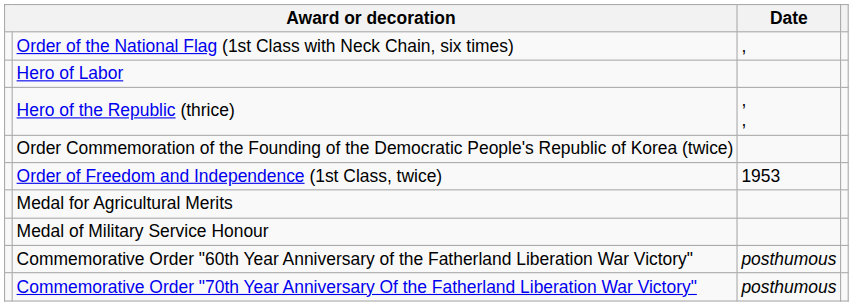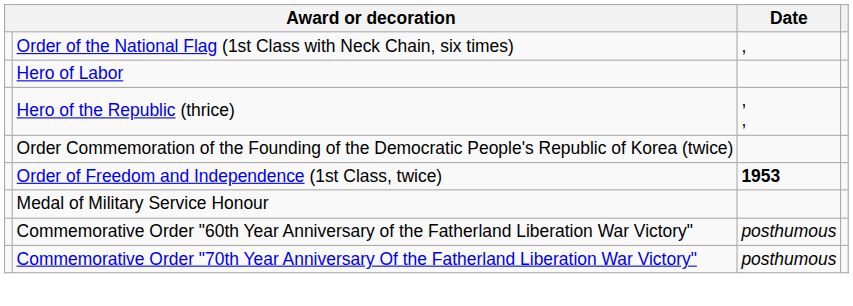(761, 176) normal -> (761, 176) bold
- row: (125, 203)
